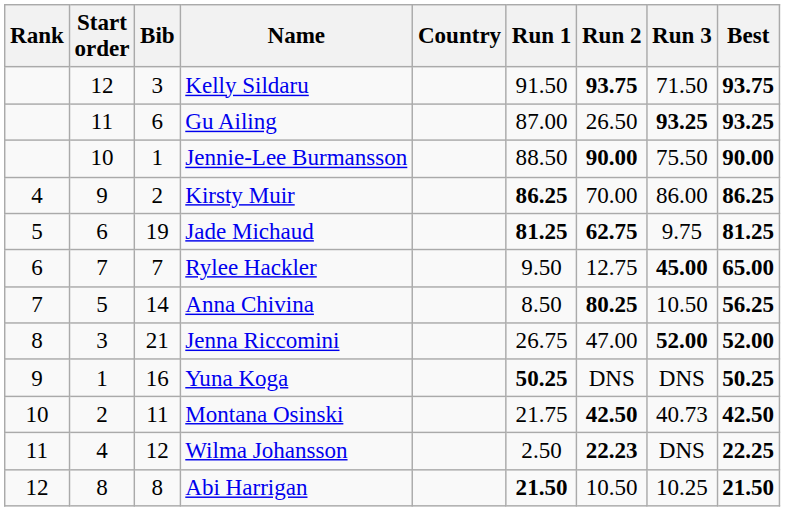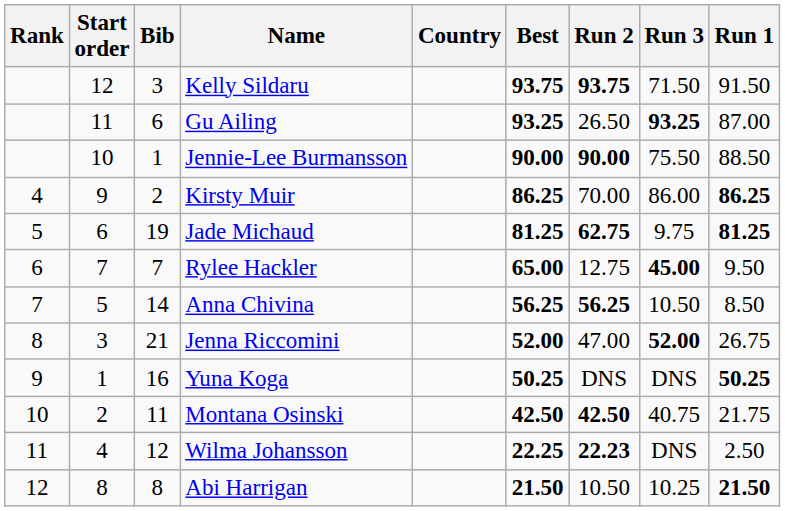columns swapped: (542, 35) <-> (748, 35)
(612, 304) 80.25 -> (604, 304) 56.25
(682, 414) 40.73 -> (674, 414) 40.75
